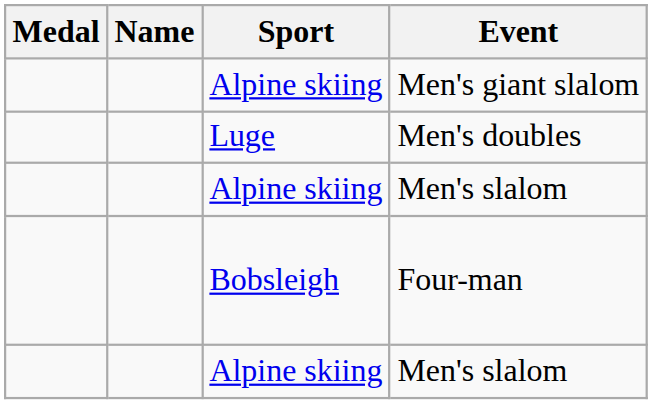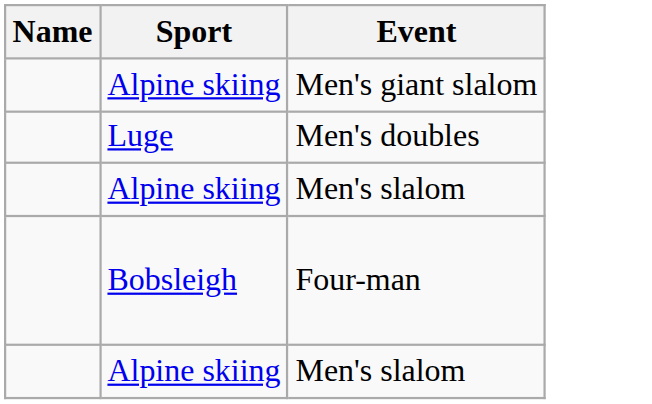- column: (56, 31)
